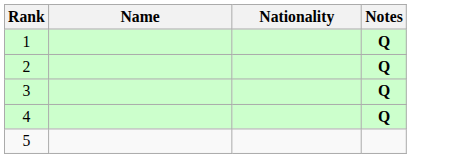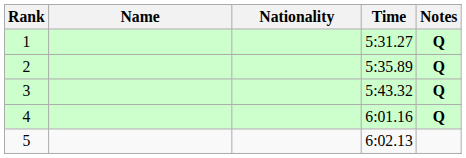+ column: (389, 16)
